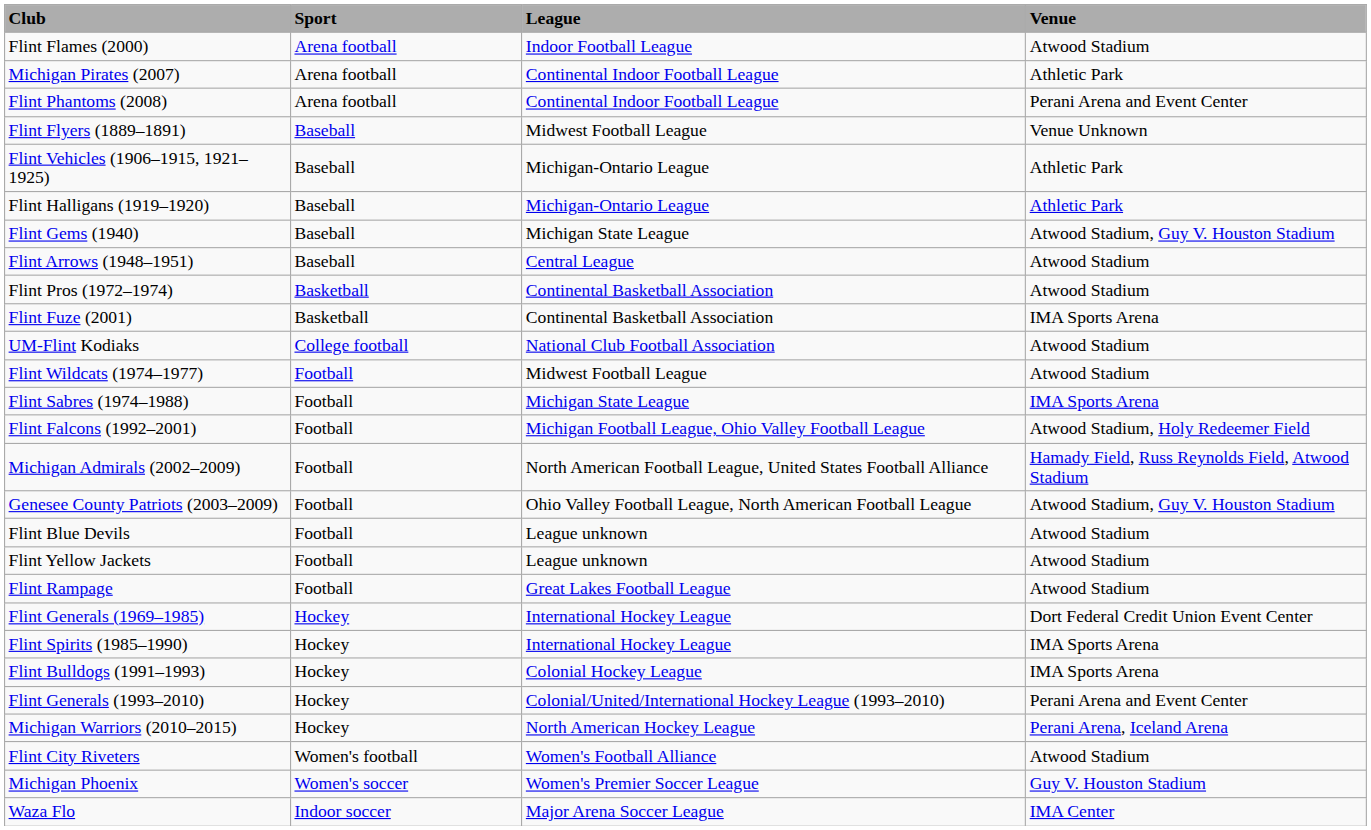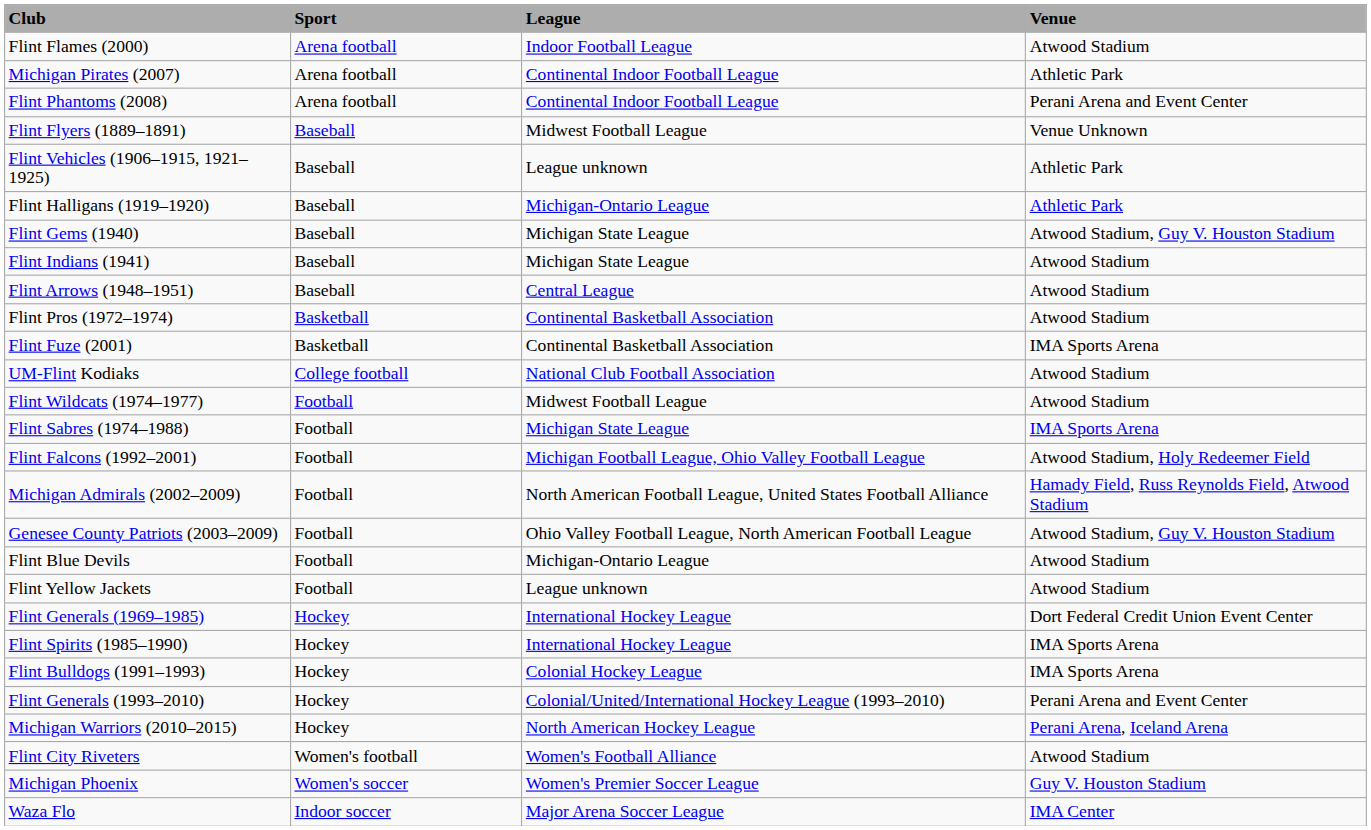(617, 167) Michigan-Ontario League -> (587, 167) League unknown
+ row: (79, 261)
(587, 532) League unknown -> (617, 560) Michigan-Ontario League
- row: (61, 588)
